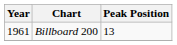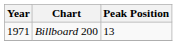(18, 31) 1961 -> (18, 31) 1971
